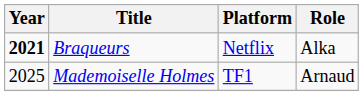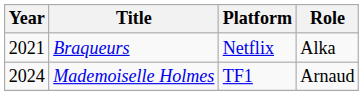(27, 47) bold -> (27, 47) normal
(27, 76) 2025 -> (27, 76) 2024
